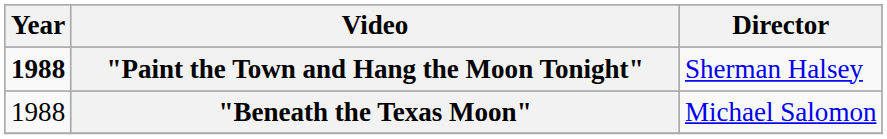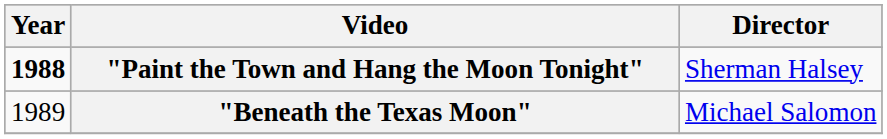(38, 111) 1988 -> (38, 111) 1989
